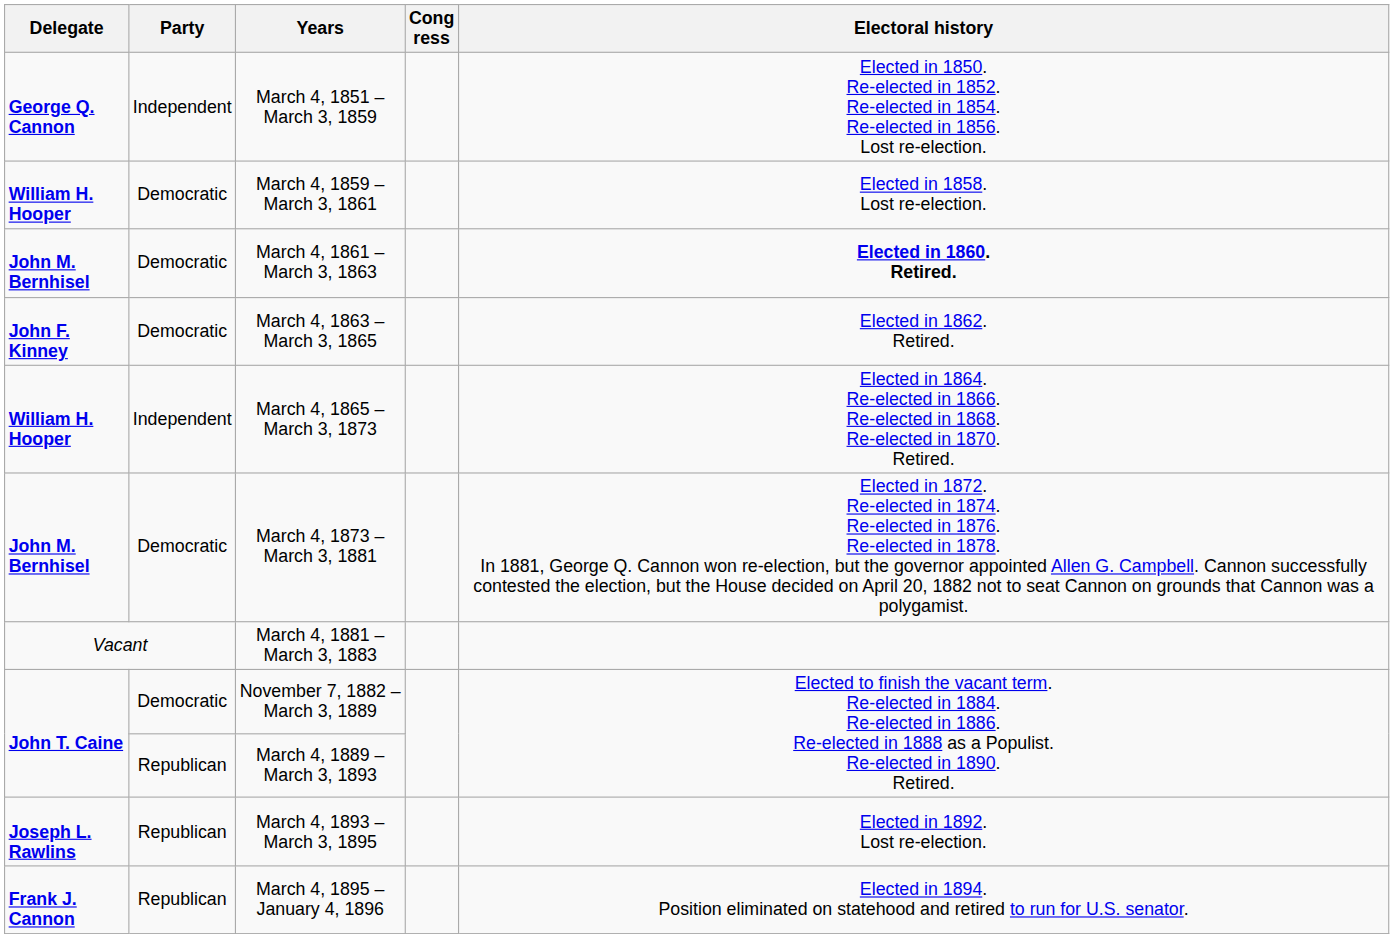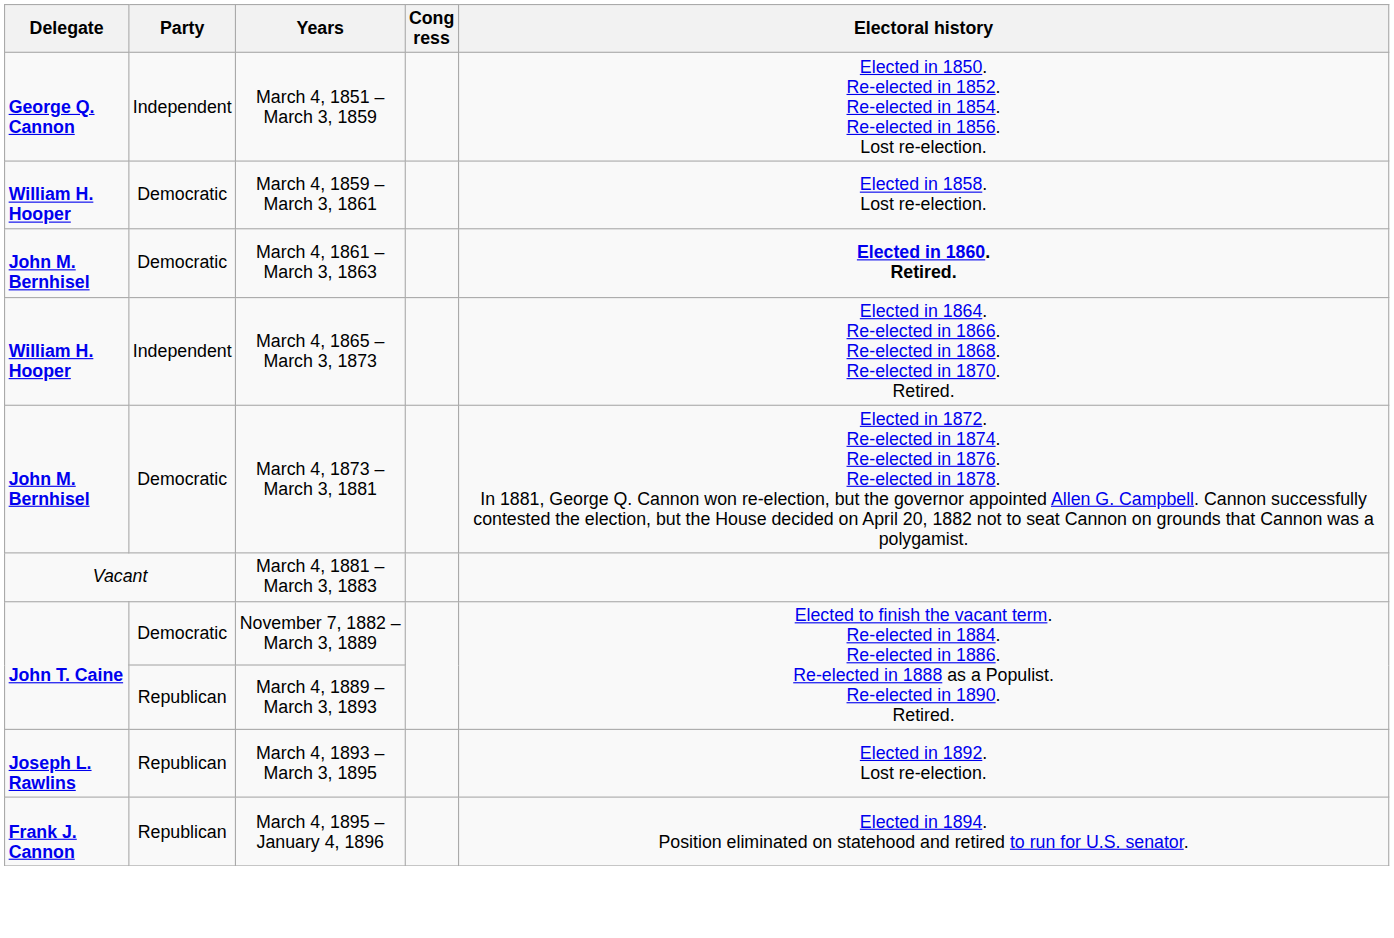- row: (320, 331)
